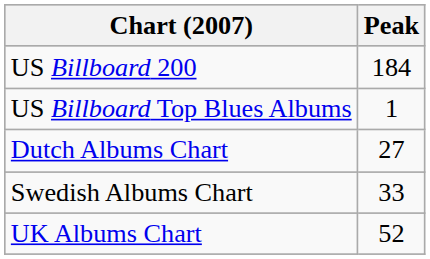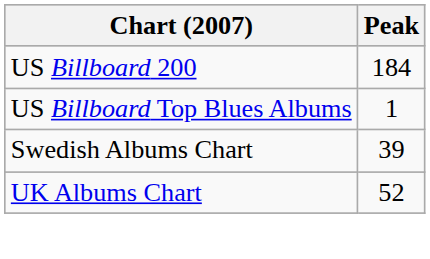- row: (119, 150)
(391, 191) 33 -> (391, 150) 39
